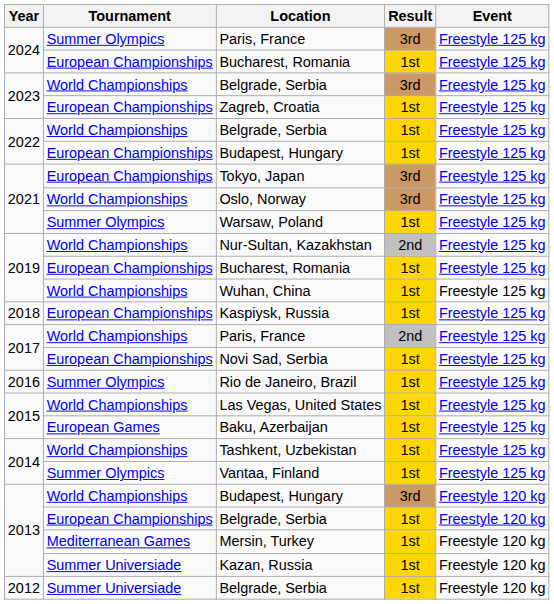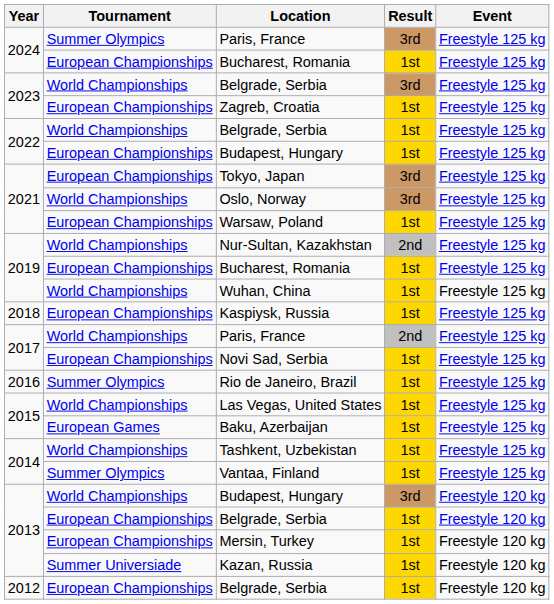(106, 222) Summer Olympics -> (130, 222) European Championships
(118, 542) Mediterranean Games -> (130, 542) European Championships
(114, 588) Summer Universiade -> (130, 588) European Championships
